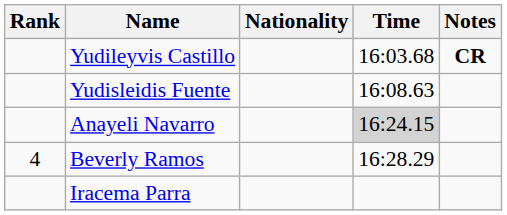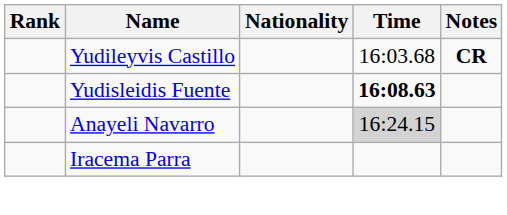(396, 90) normal -> (397, 90) bold
- row: (137, 158)
